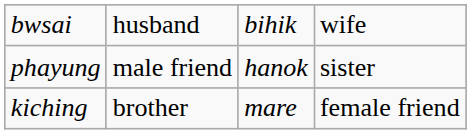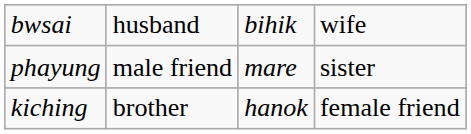(276, 66) hanok -> (270, 66) mare
(270, 107) mare -> (276, 107) hanok
